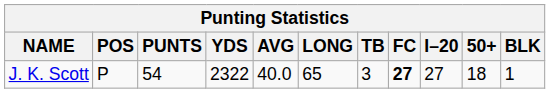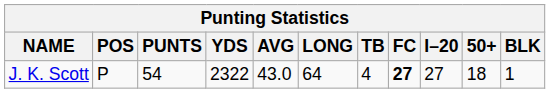(274, 74) 40.0 -> (274, 74) 43.0
(312, 74) 65 -> (312, 74) 64
(366, 74) 3 -> (366, 74) 4
